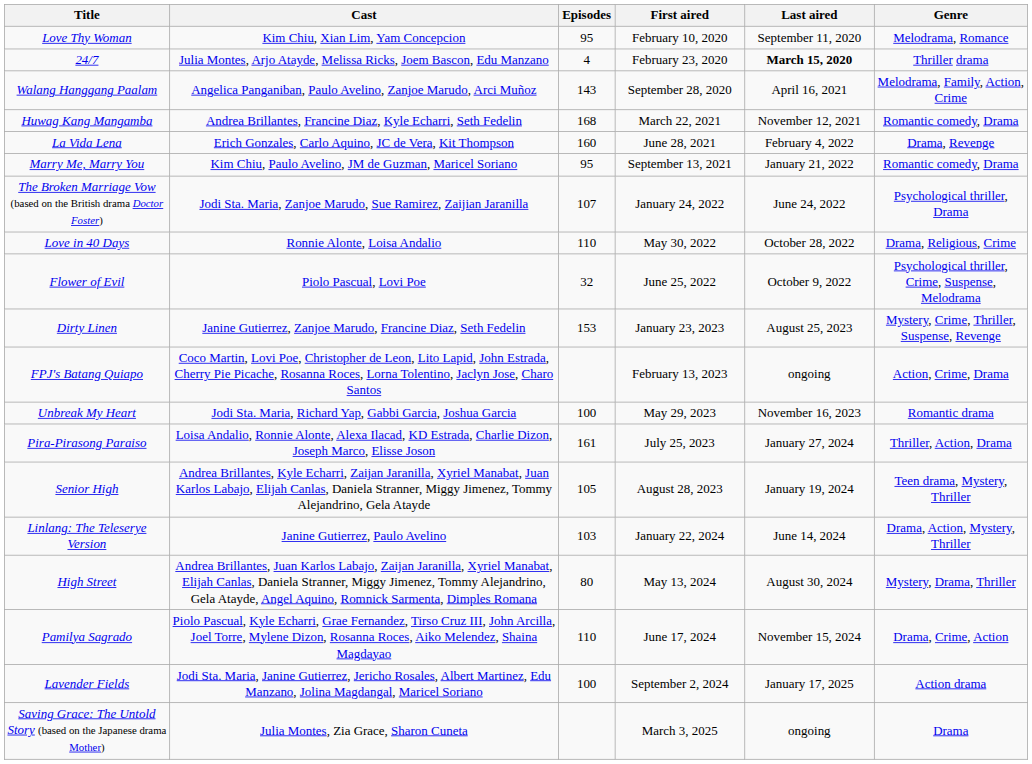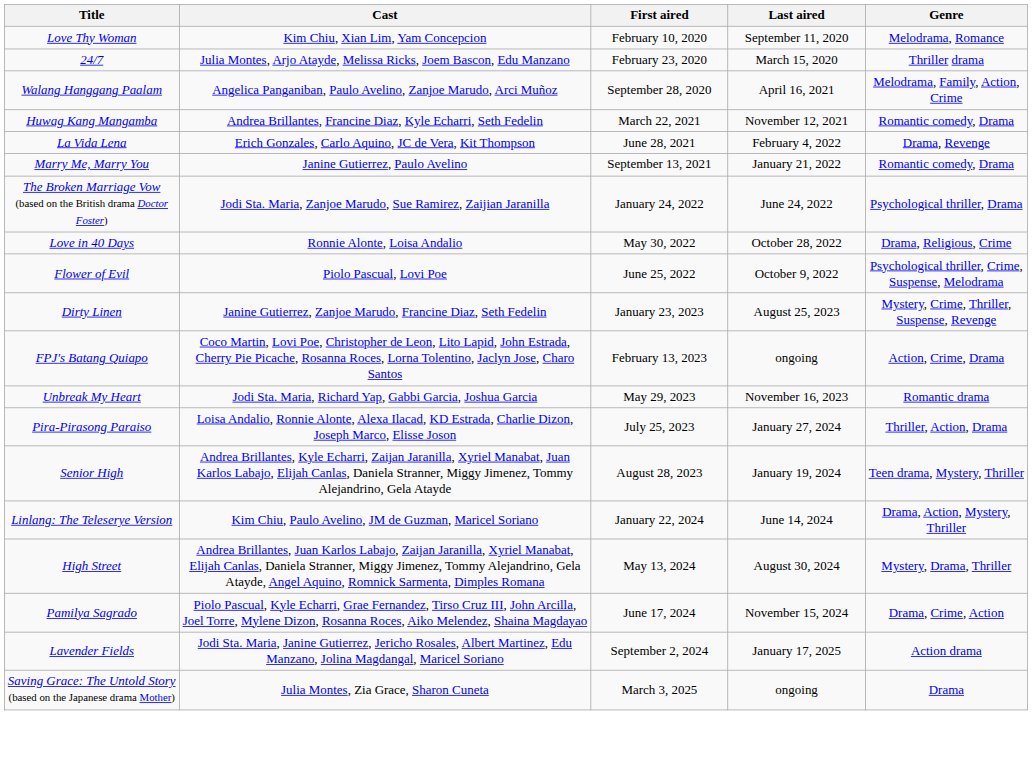- column: (587, 15)
(809, 59) bold -> (797, 59) normal
(364, 164) Kim Chiu, Paulo Avelino, JM de Guzman, Maricel Soriano -> (385, 164) Janine Gutierrez, Paulo Avelino
(364, 536) Janine Gutierrez, Paulo Avelino -> (385, 519) Kim Chiu, Paulo Avelino, JM de Guzman, Maricel Soriano
